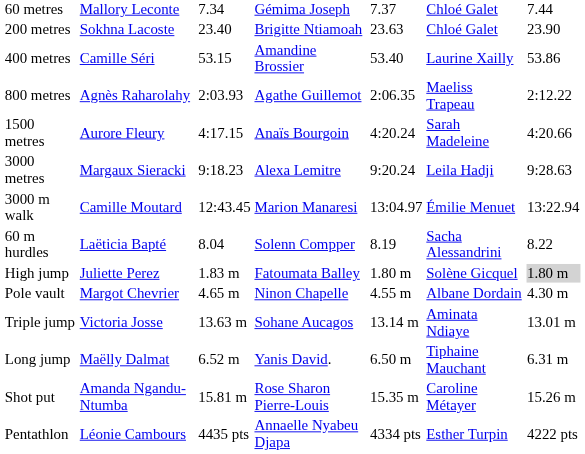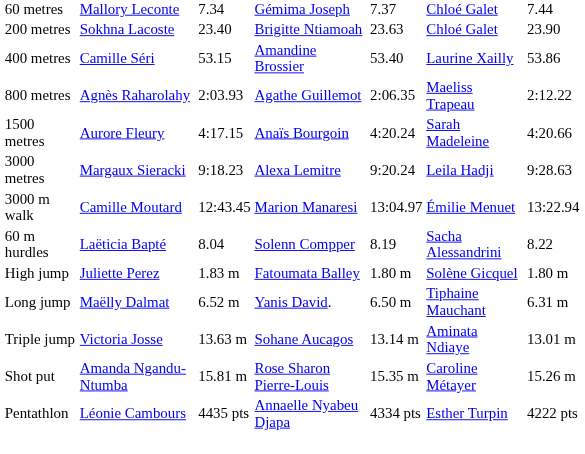(548, 273) lightgrey background -> (548, 273) no background
- row: (35, 293)
rows swapped: (38, 359) <-> (40, 322)
